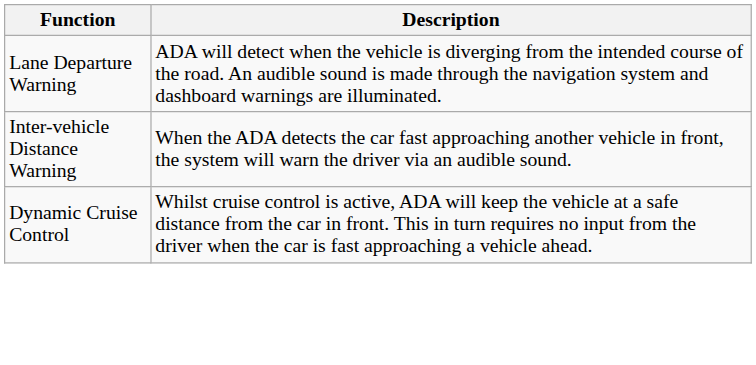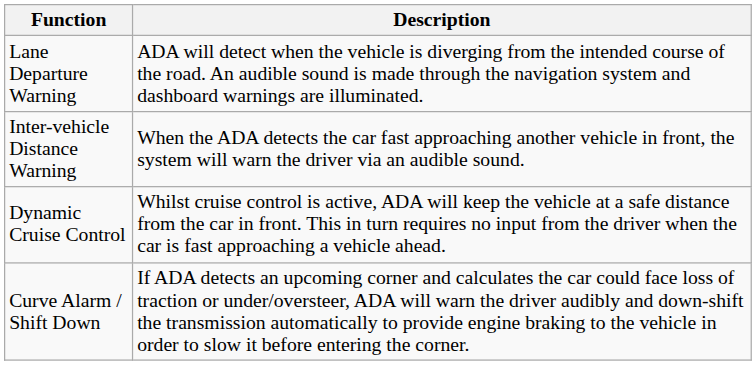+ row: (65, 311)
